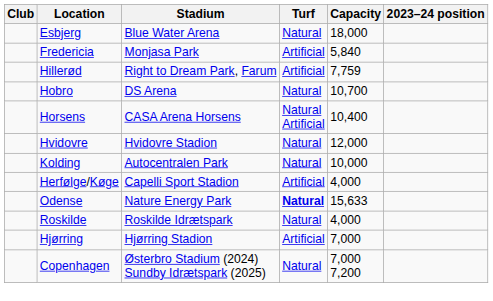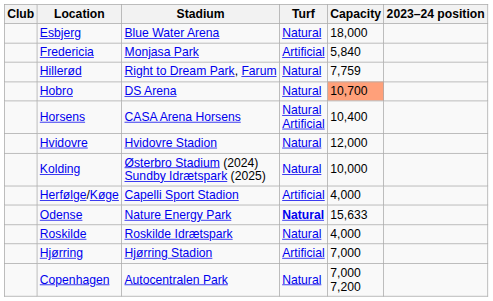(303, 71) Artificial -> (302, 71) Natural
(349, 91) no background -> (349, 91) lightsalmon background
(176, 162) Autocentralen Park -> (195, 169) Østerbro Stadium (2024) Sundby Idrætspark (2025)
(195, 266) Østerbro Stadium (2024) Sundby Idrætspark (2025) -> (176, 279) Autocentralen Park
